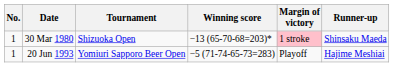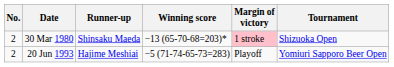columns swapped: (132, 18) <-> (355, 18)
(13, 39) 1 -> (13, 39) 2
(13, 54) 1 -> (13, 54) 2
